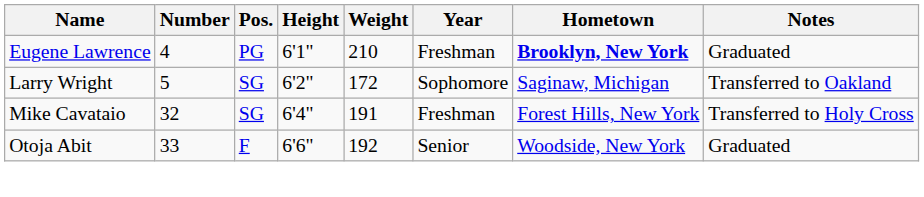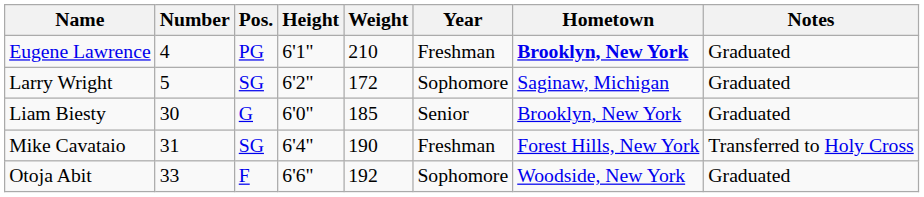(800, 82) Transferred to Oakland -> (749, 82) Graduated
+ row: (58, 113)
(170, 113) 32 -> (170, 144) 31
(363, 113) 191 -> (363, 144) 190
(443, 144) Senior -> (463, 176) Sophomore
